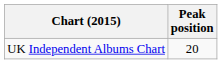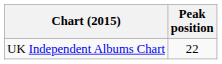(192, 48) 20 -> (192, 48) 22
